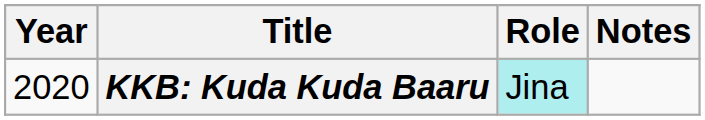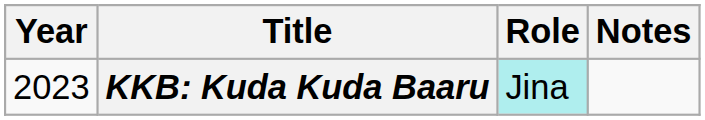(51, 86) 2020 -> (51, 86) 2023
